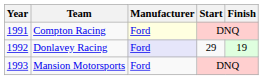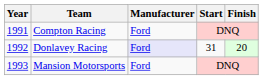(140, 31) lightyellow background -> (140, 31) no background
(211, 48) 29 -> (211, 48) 31
(242, 48) 19 -> (242, 48) 20
